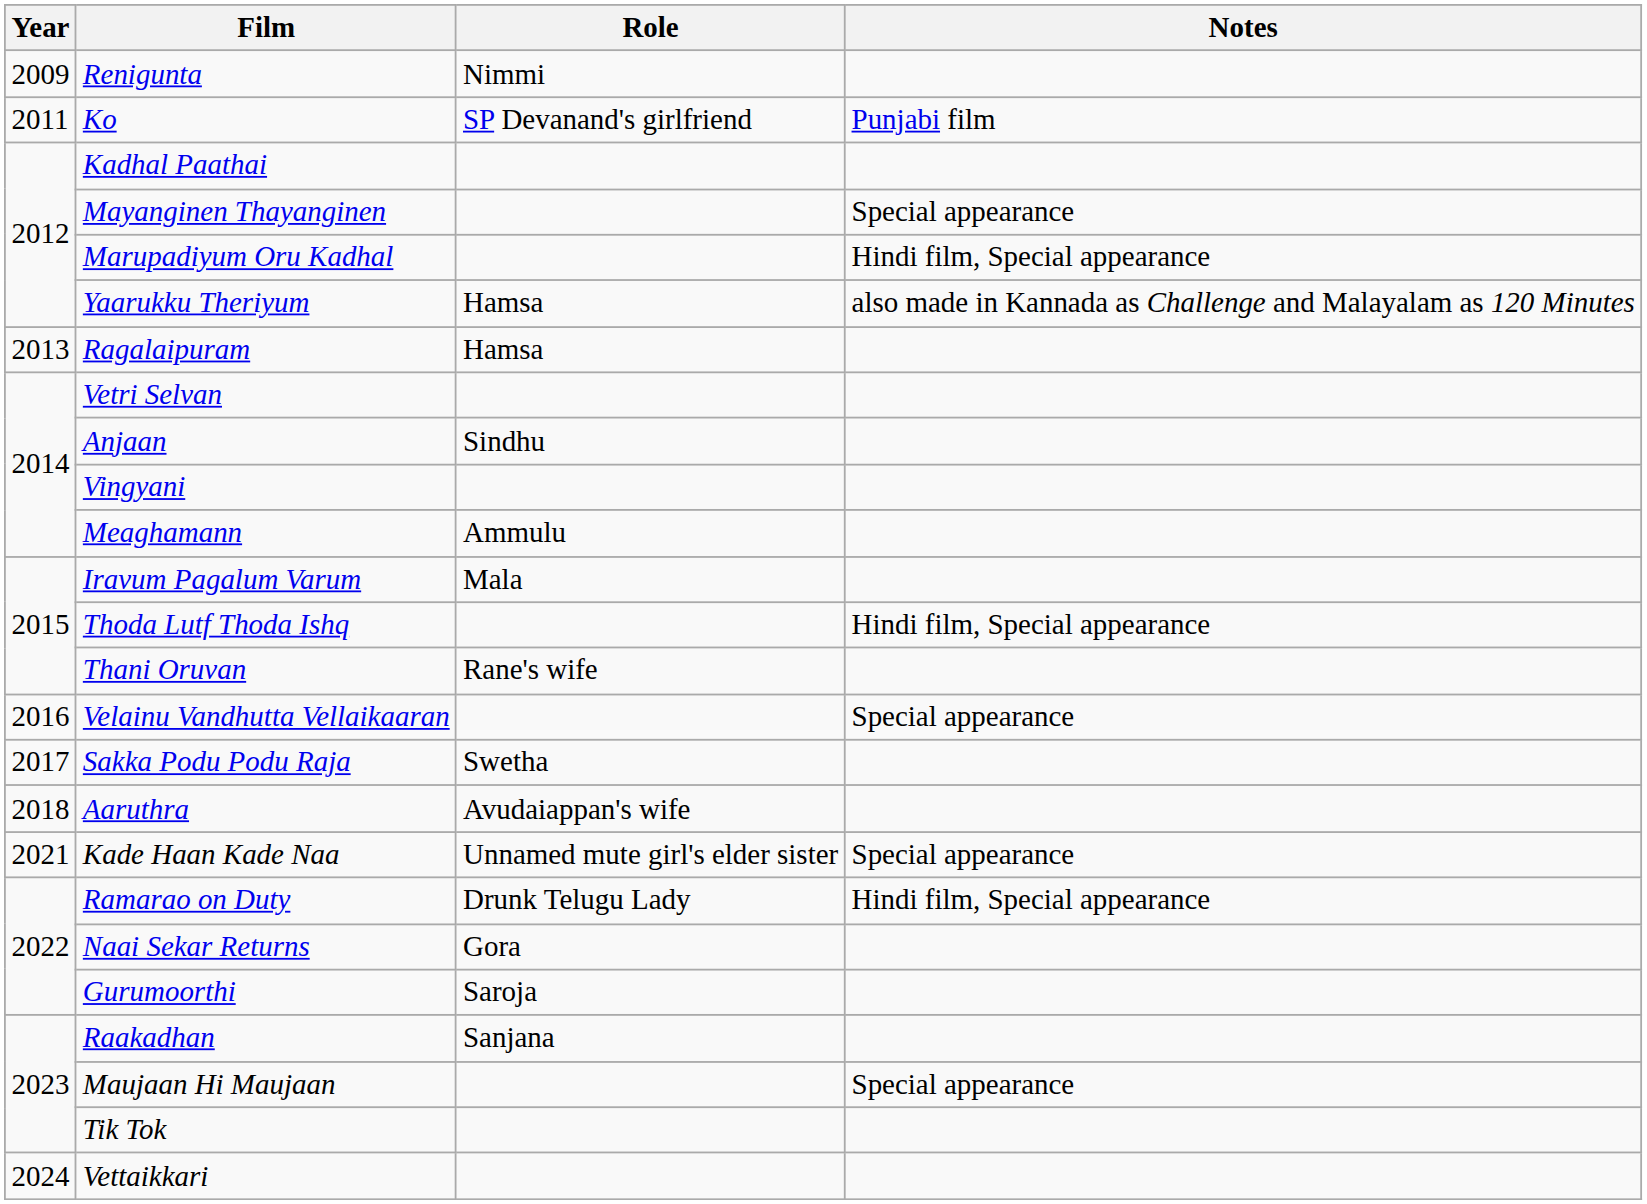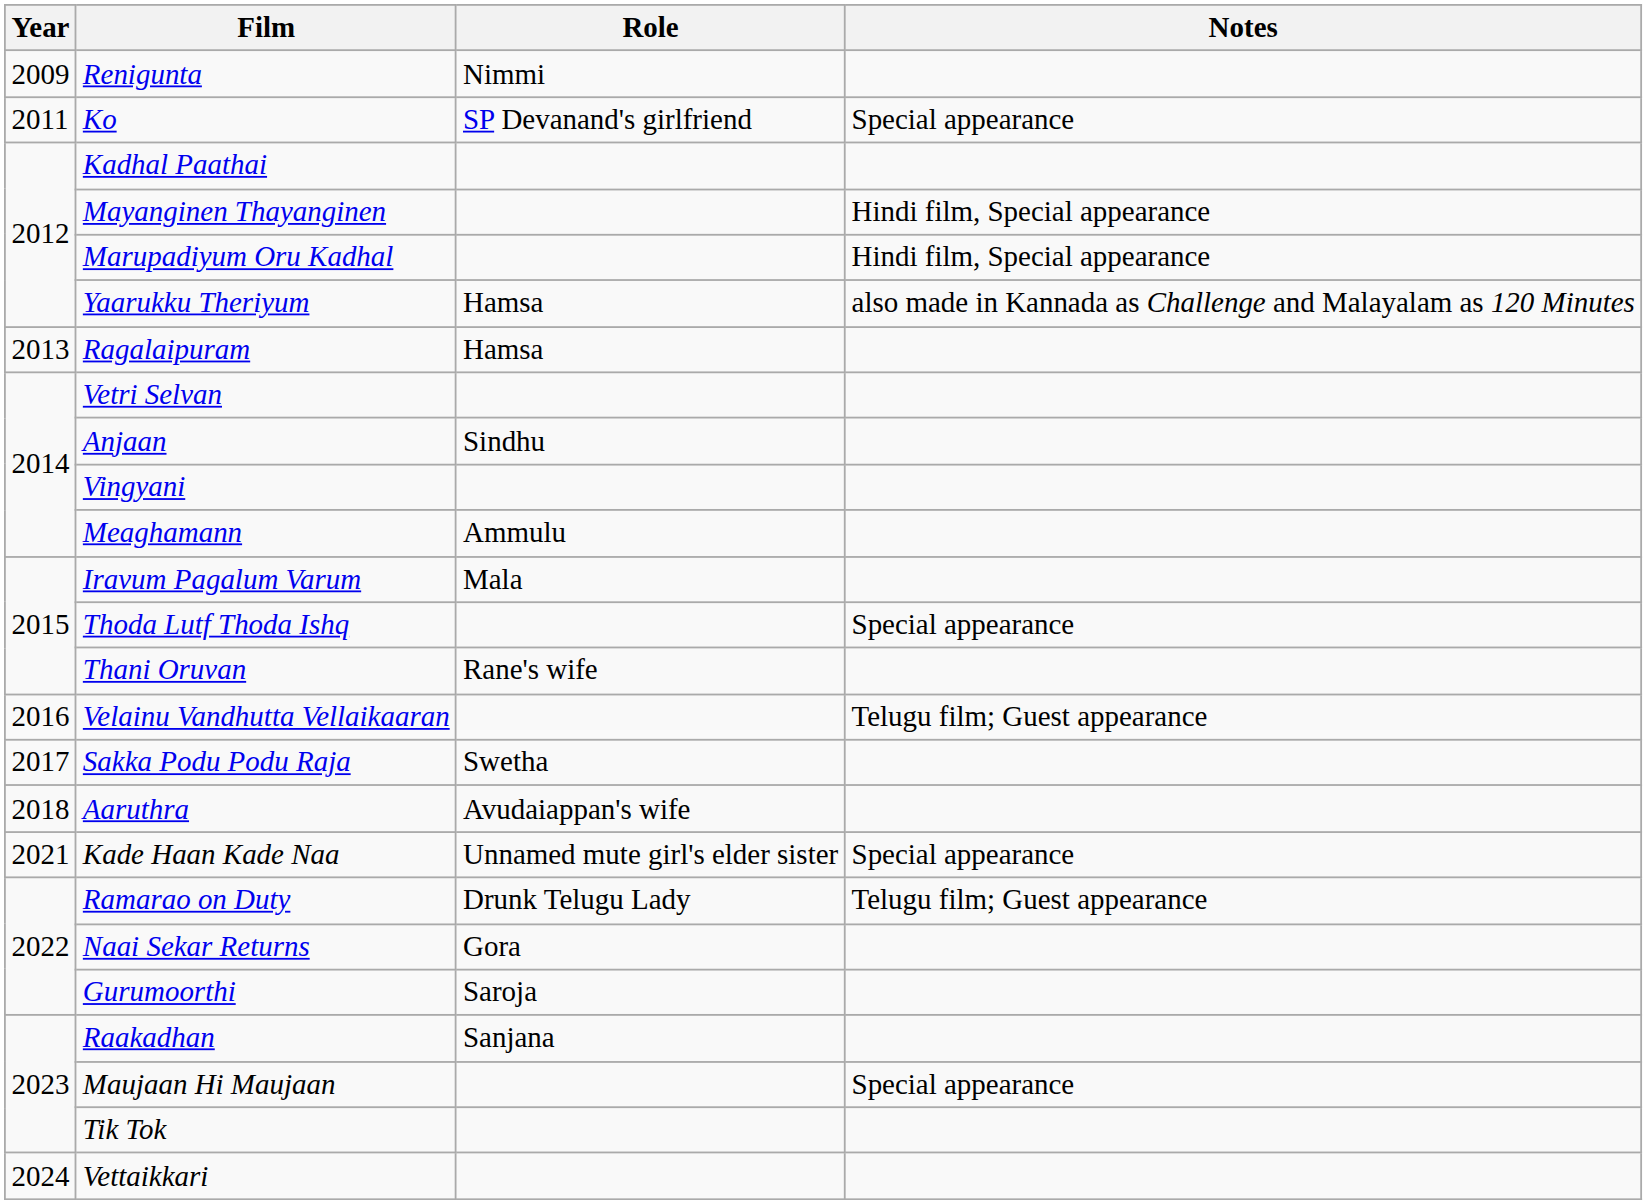(924, 119) Punjabi film -> (963, 119) Special appearance
(963, 211) Special appearance -> (1031, 211) Hindi film, Special appearance
(1031, 624) Hindi film, Special appearance -> (963, 624) Special appearance
(963, 716) Special appearance -> (1029, 716) Telugu film; Guest appearance
(1031, 900) Hindi film, Special appearance -> (1029, 900) Telugu film; Guest appearance
